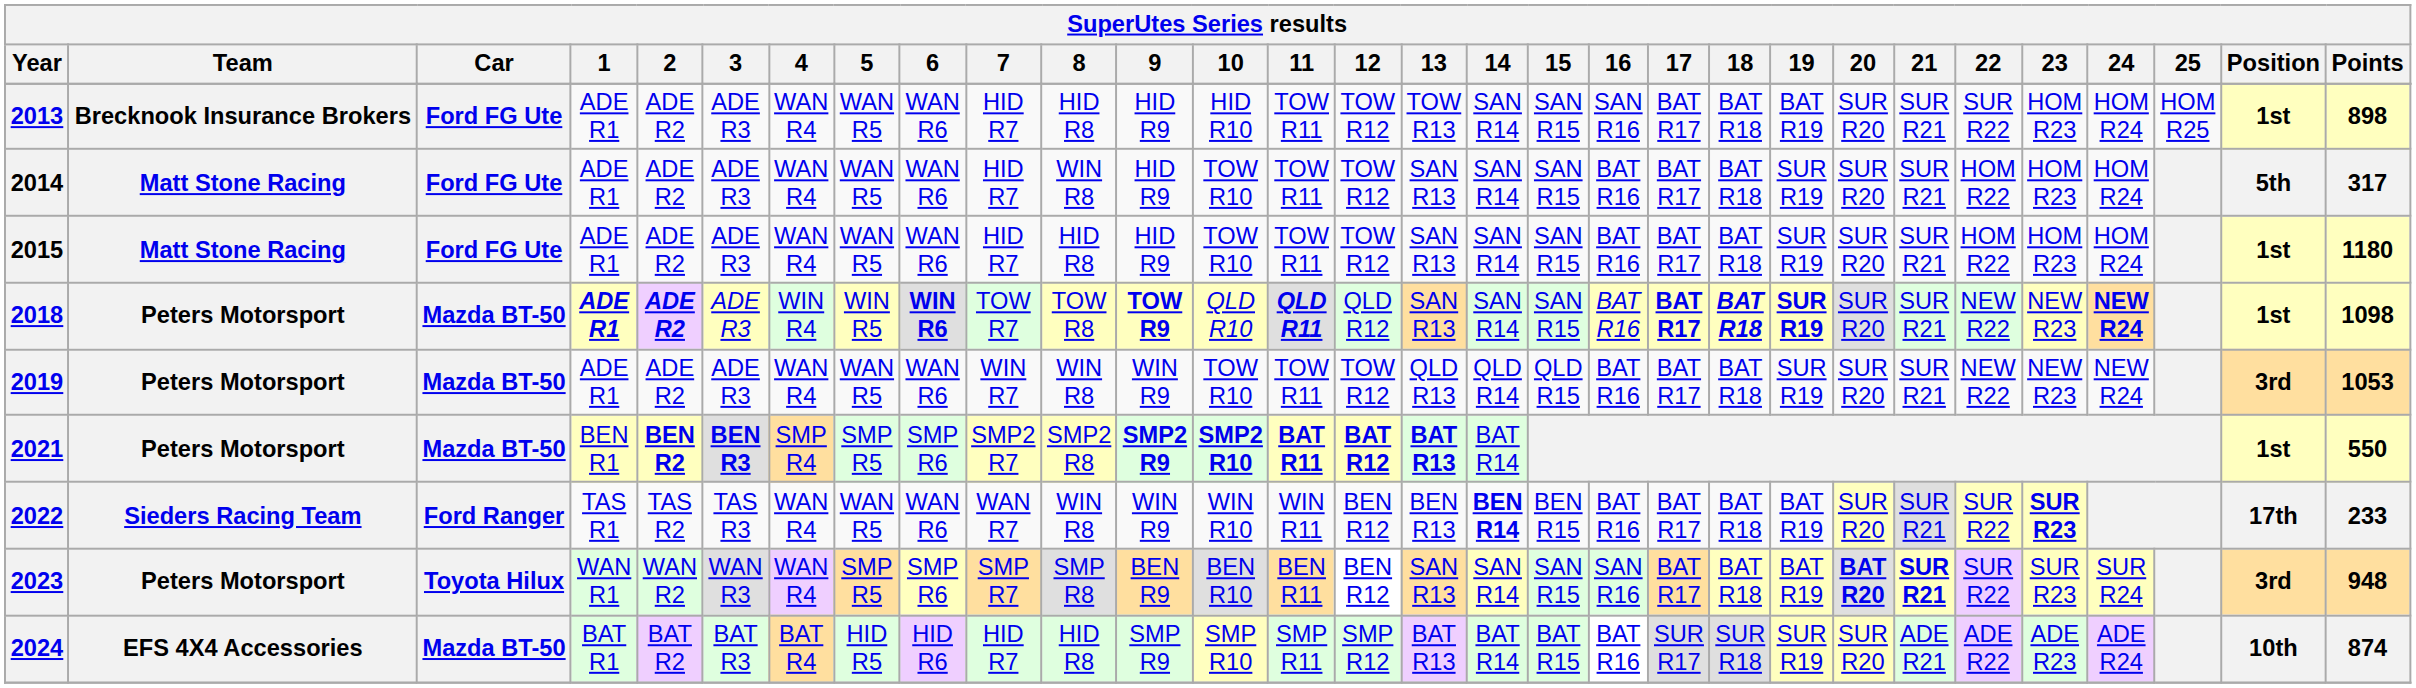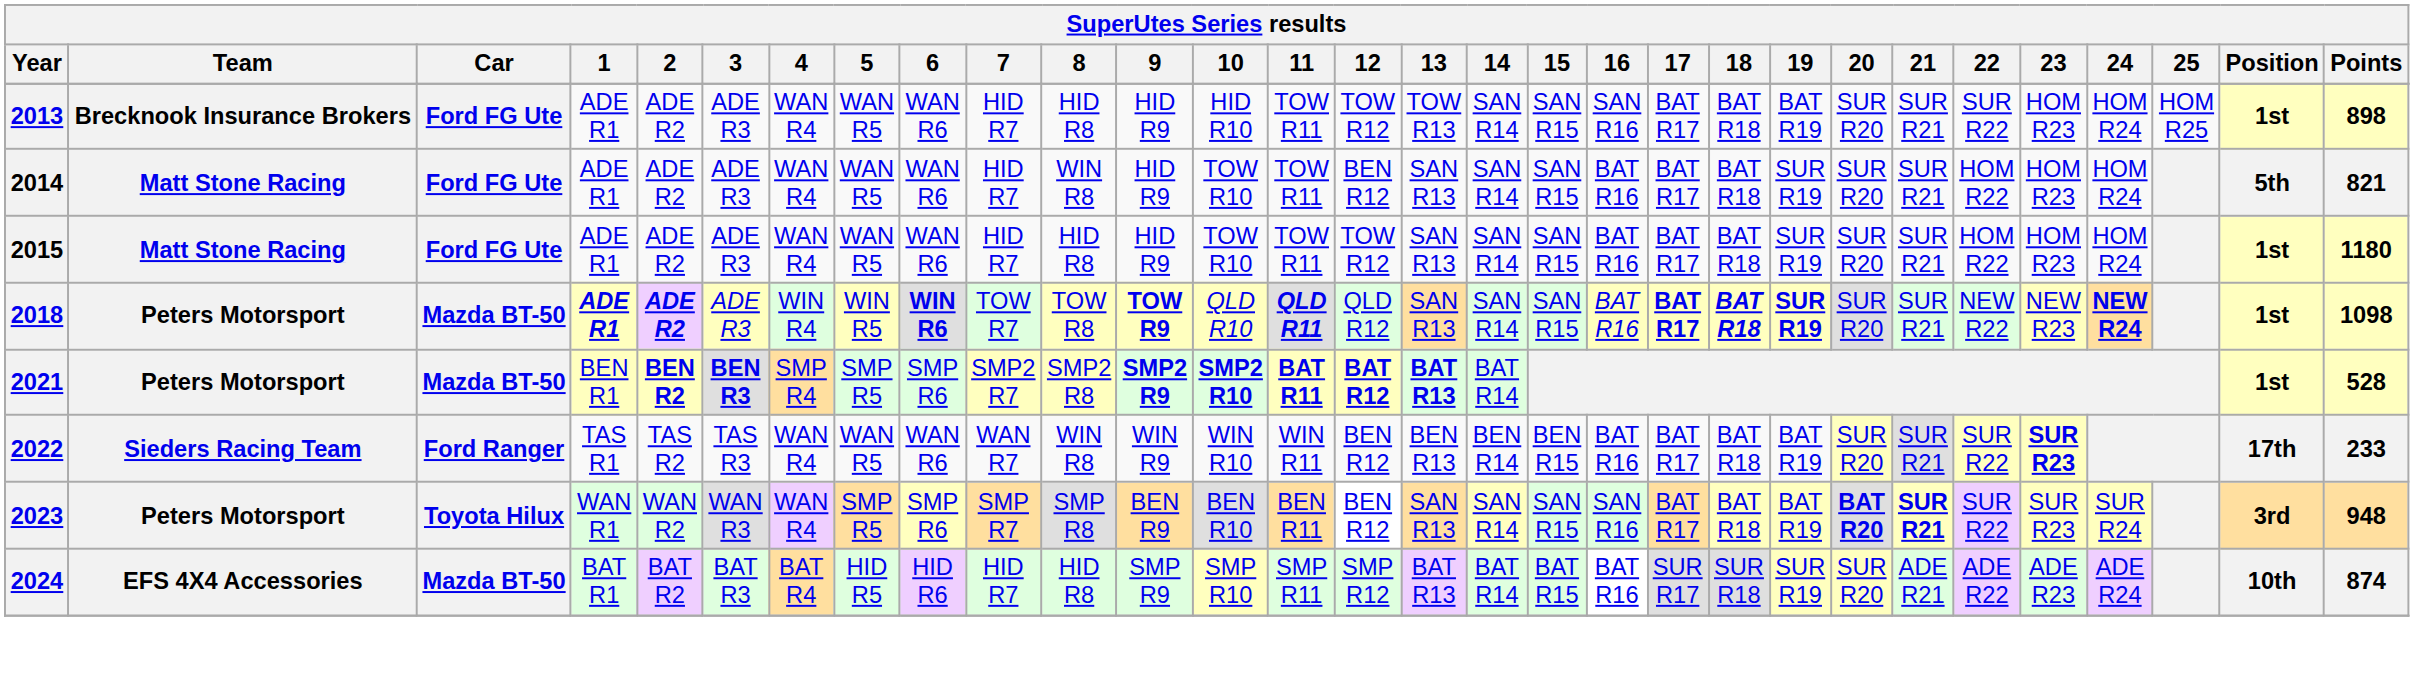(1368, 183) TOW R12 -> (1368, 183) BEN R12
(2368, 183) 317 -> (2366, 183) 821
- row: (37, 382)
(2368, 449) 550 -> (2366, 382) 528
(1498, 515) bold -> (1497, 449) normal
